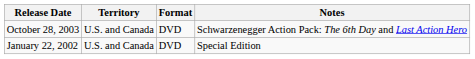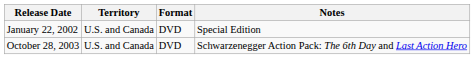rows swapped: (42, 45) <-> (43, 29)
